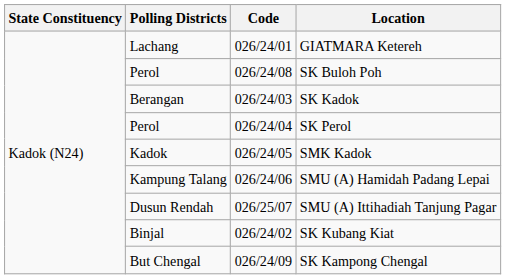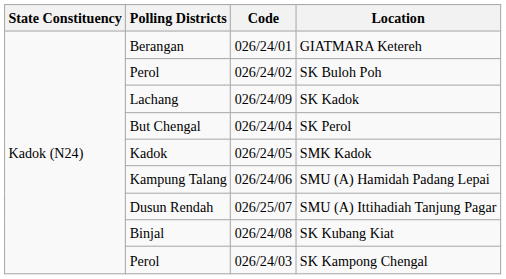(154, 45) Lachang -> (157, 45) Berangan
(263, 72) 026/24/08 -> (263, 72) 026/24/02
(157, 99) Berangan -> (154, 99) Lachang
(263, 99) 026/24/03 -> (263, 99) 026/24/09
(145, 126) Perol -> (165, 126) But Chengal
(263, 234) 026/24/02 -> (263, 234) 026/24/08
(165, 261) But Chengal -> (145, 261) Perol
(263, 261) 026/24/09 -> (263, 261) 026/24/03
